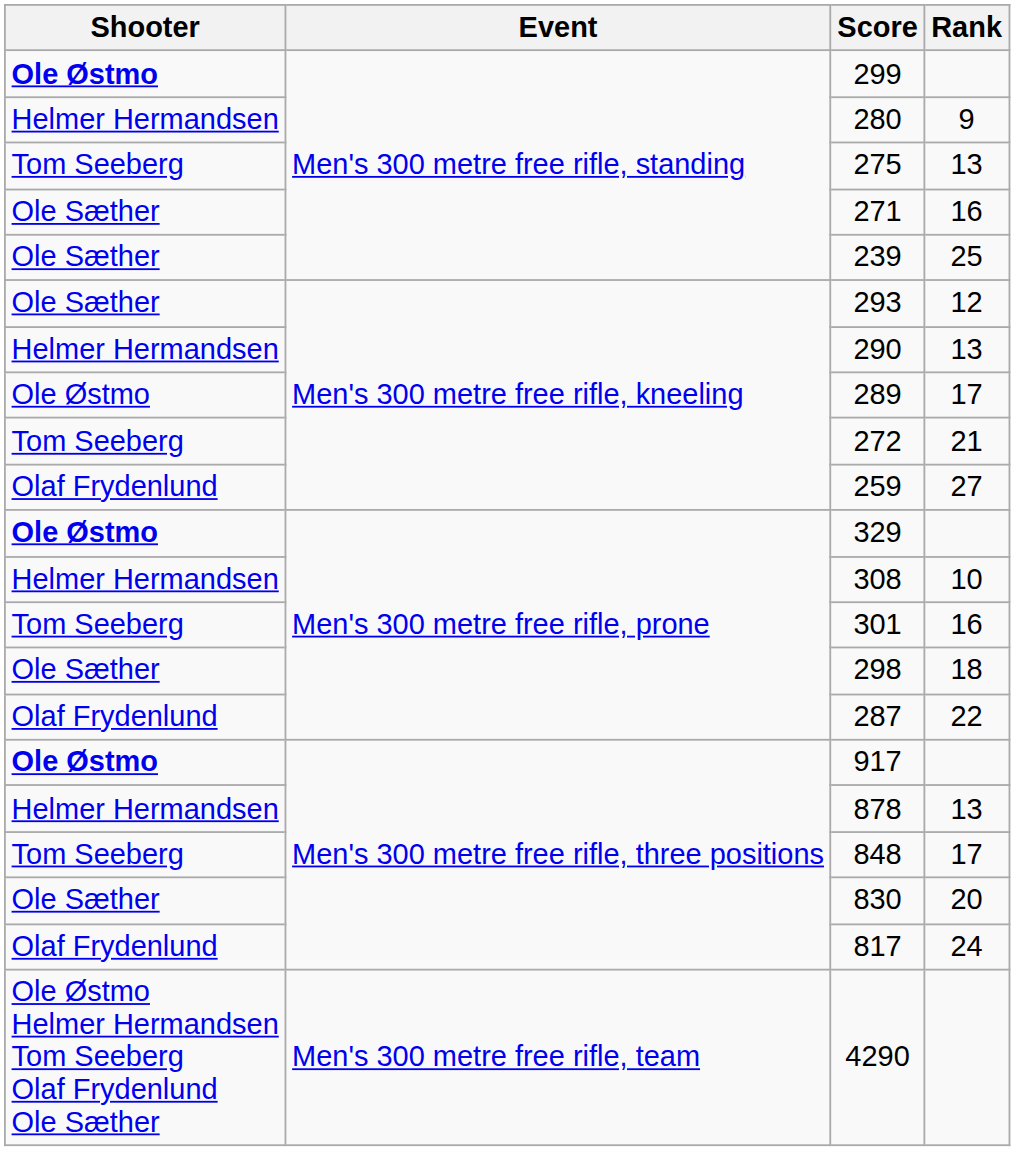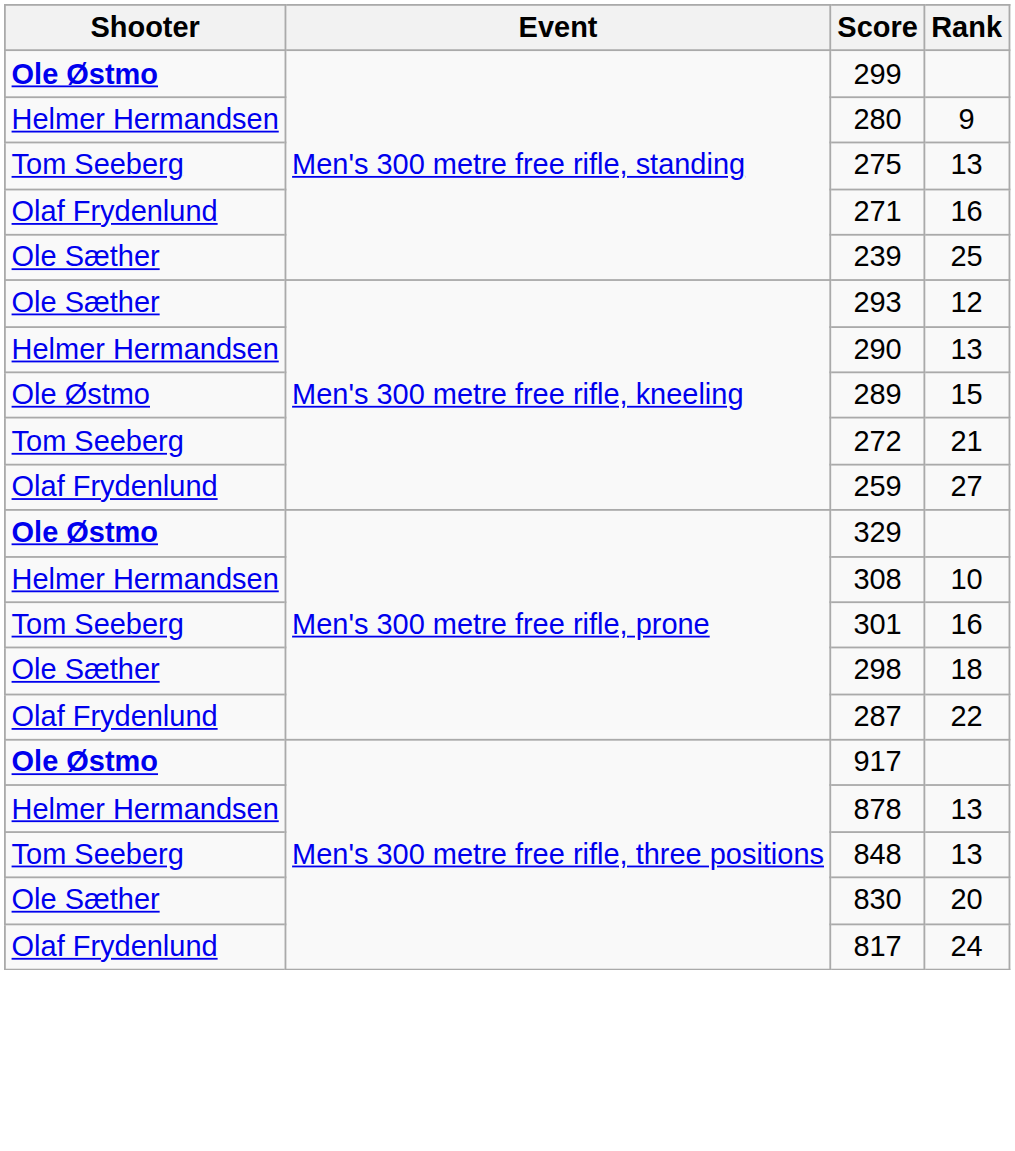(86, 211) Ole Sæther -> (115, 211) Olaf Frydenlund
(967, 394) 17 -> (967, 394) 15
(967, 854) 17 -> (967, 854) 13
- row: (878, 1057)
